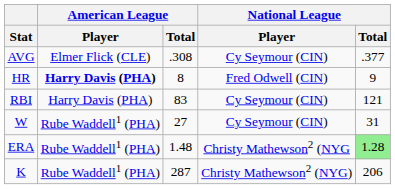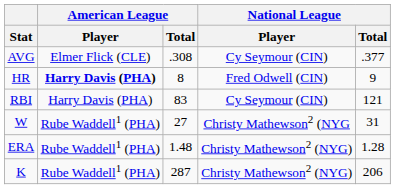(277, 122) Cy Seymour (CIN) -> (277, 122) Christy Mathewson2 (NYG
(277, 146) Christy Mathewson2 (NYG -> (277, 146) Christy Mathewson2 (NYG)
(373, 146) lightgreen background -> (373, 146) no background
